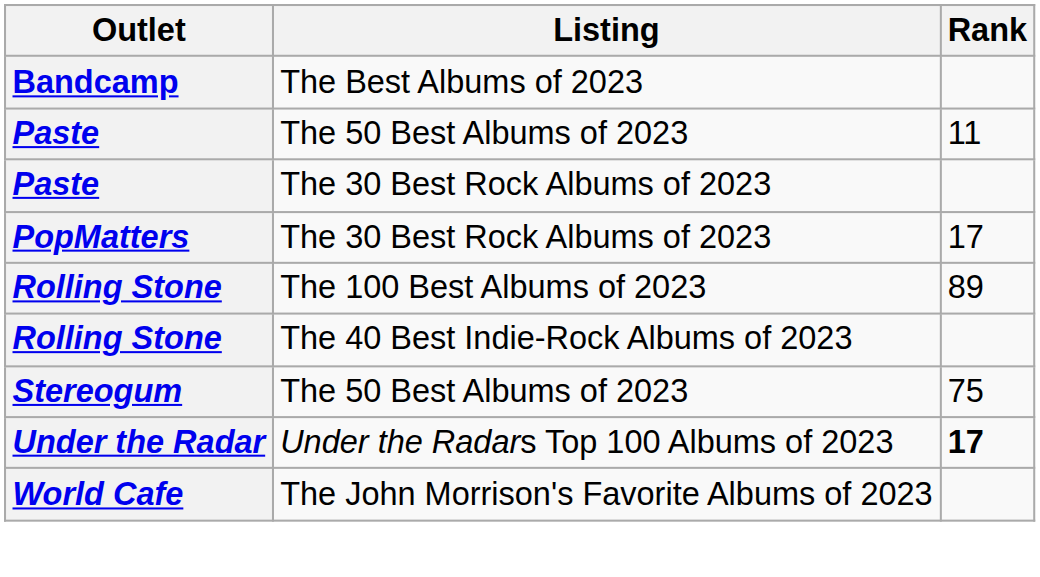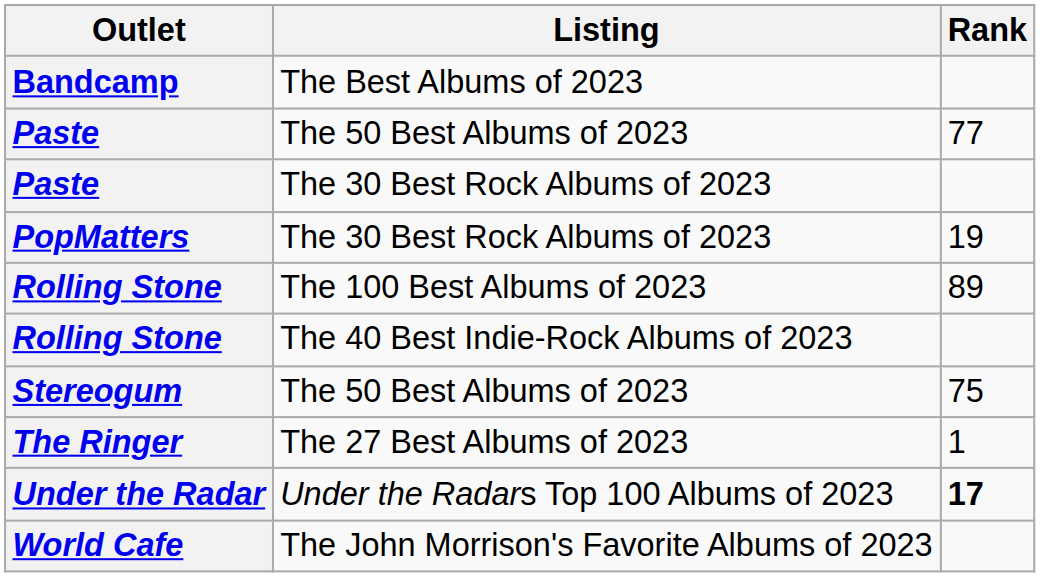(964, 133) 11 -> (966, 133) 77
(966, 236) 17 -> (966, 236) 19
+ row: (97, 442)
